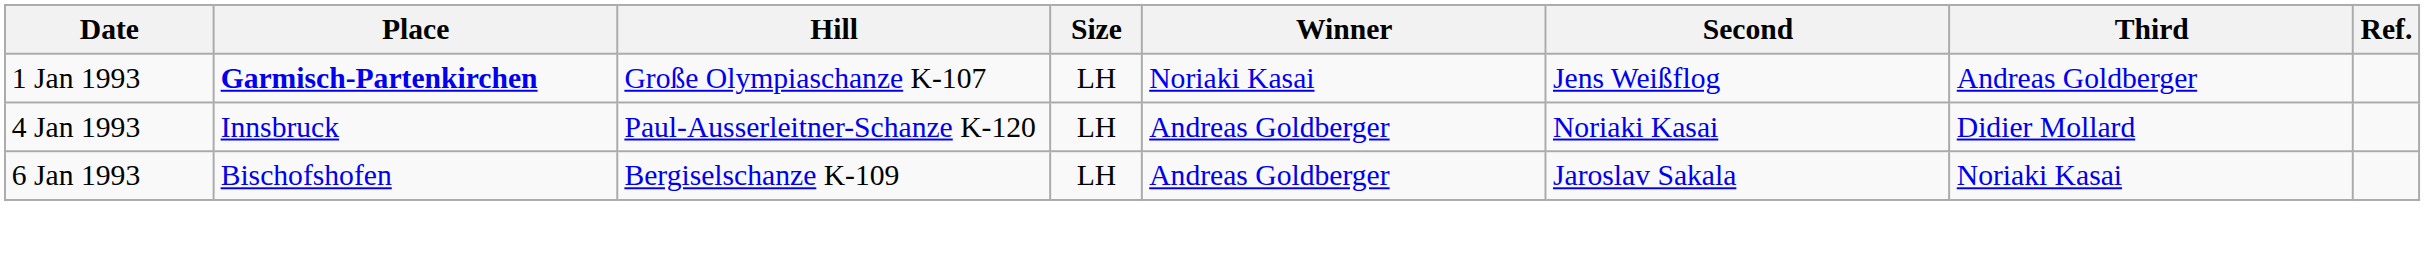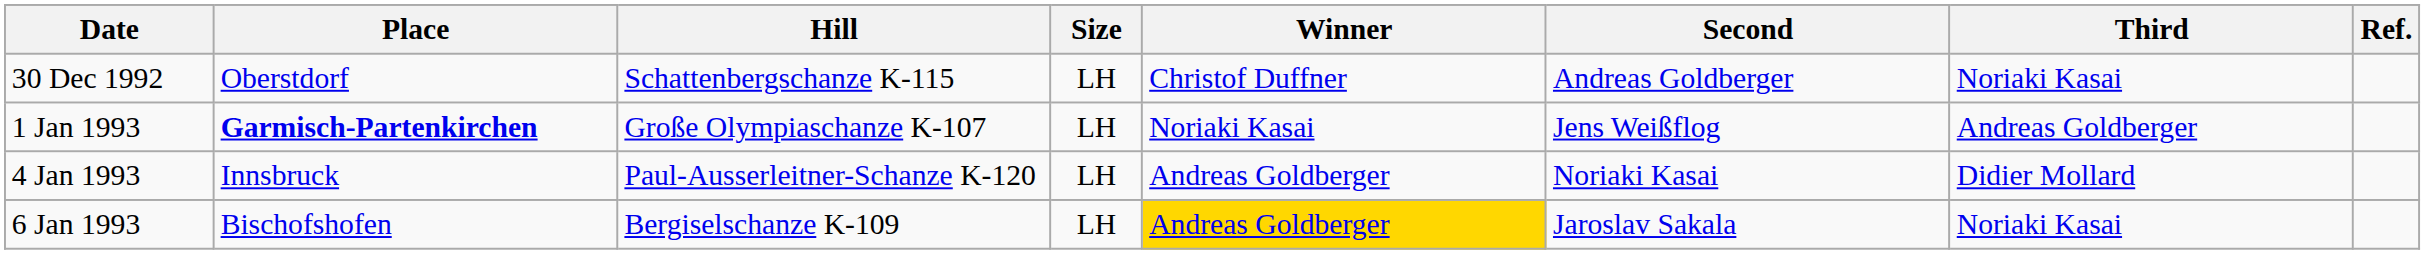+ row: (88, 77)
(1269, 175) no background -> (1269, 224) gold background
